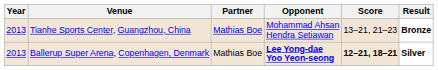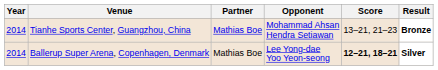(16, 30) 2013 -> (16, 30) 2014
(16, 54) 2013 -> (16, 54) 2014
(300, 54) bold -> (298, 54) normal
